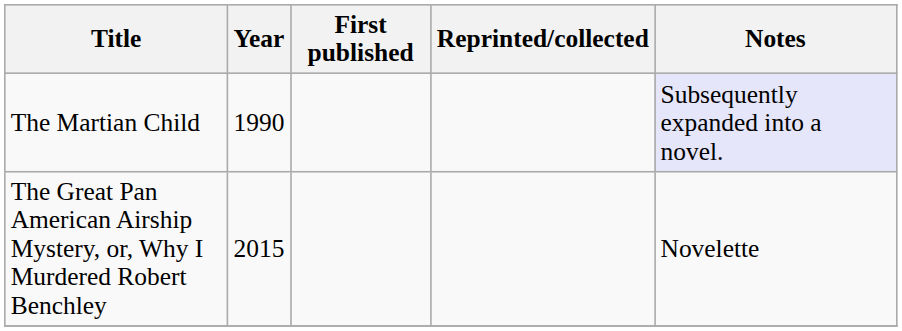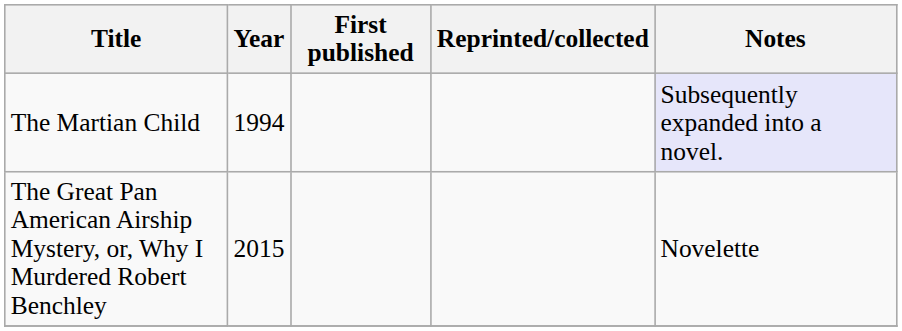(259, 122) 1990 -> (259, 122) 1994
